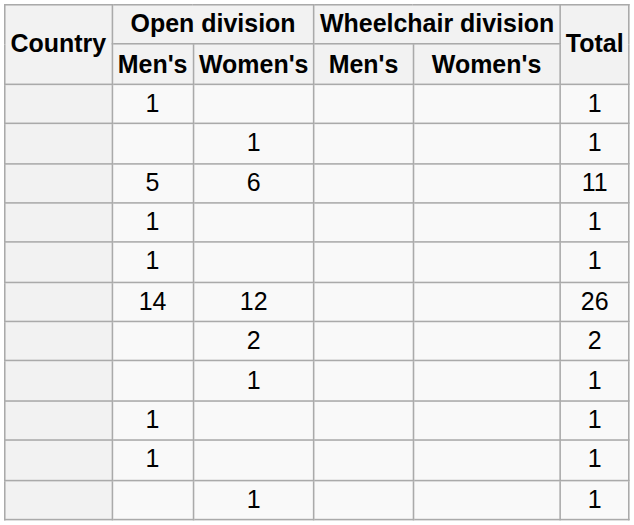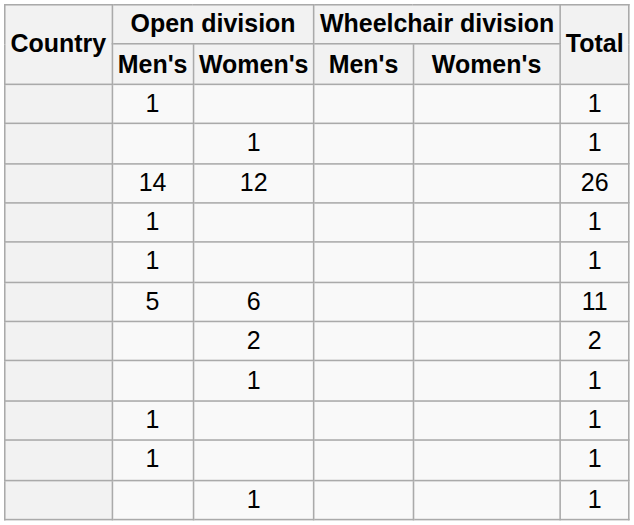rows swapped: (153, 182) <-> (153, 301)
